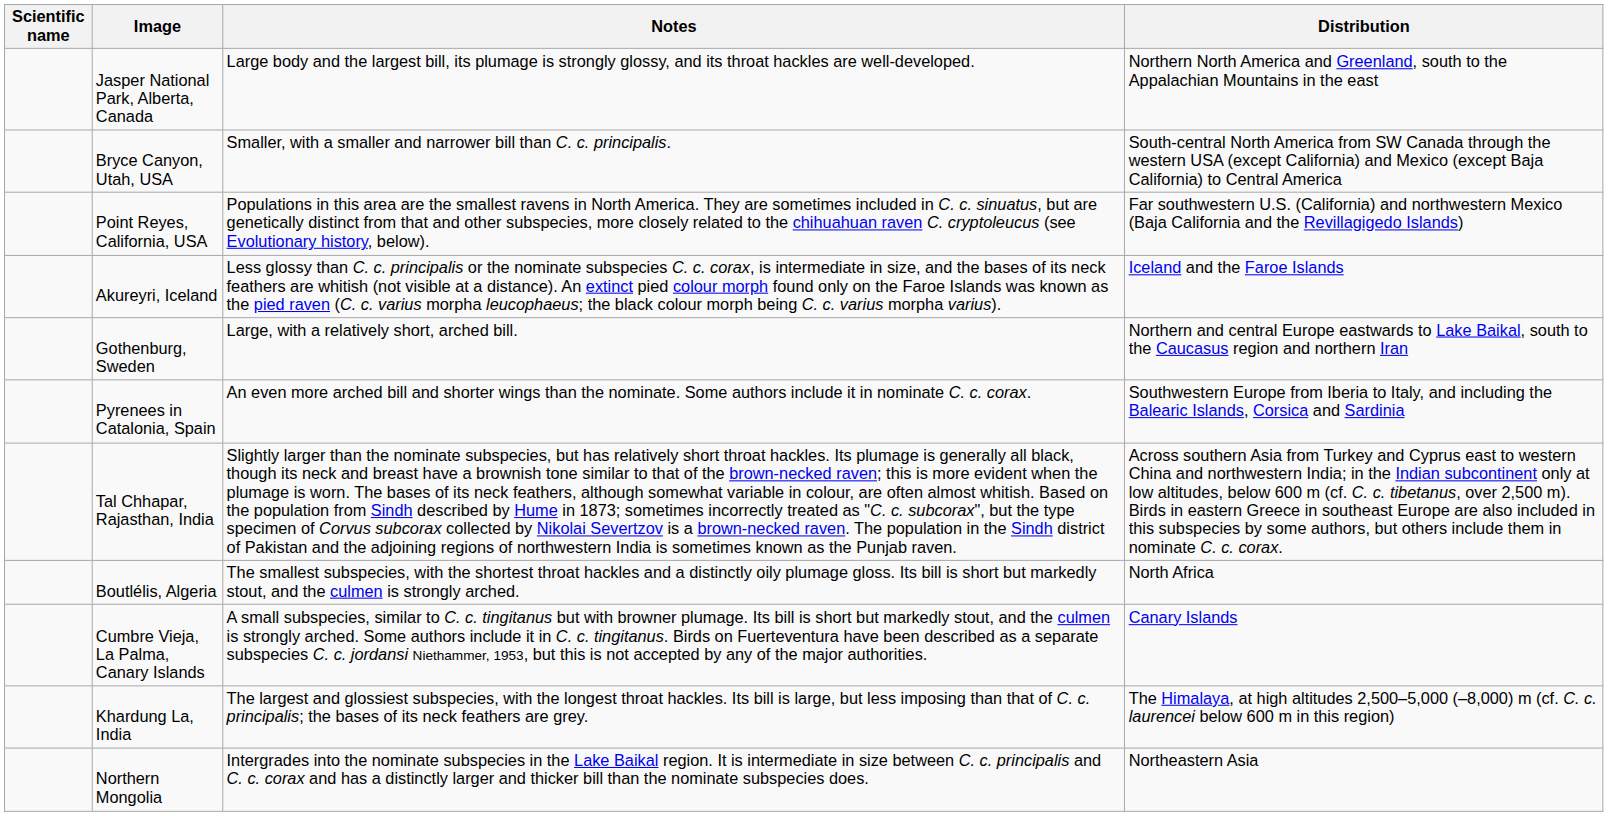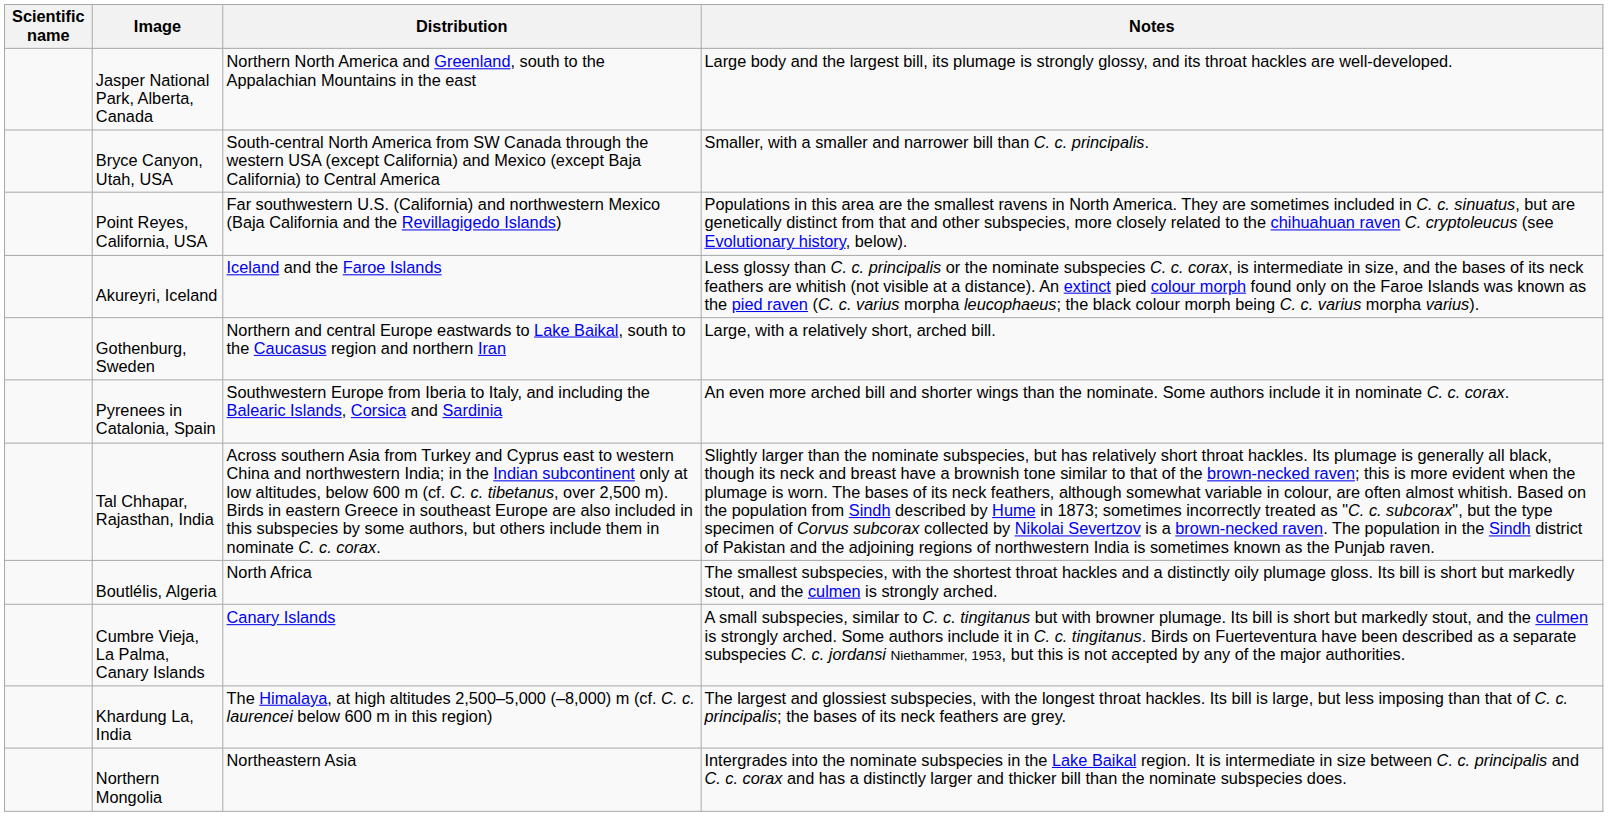columns swapped: (1364, 26) <-> (674, 26)
